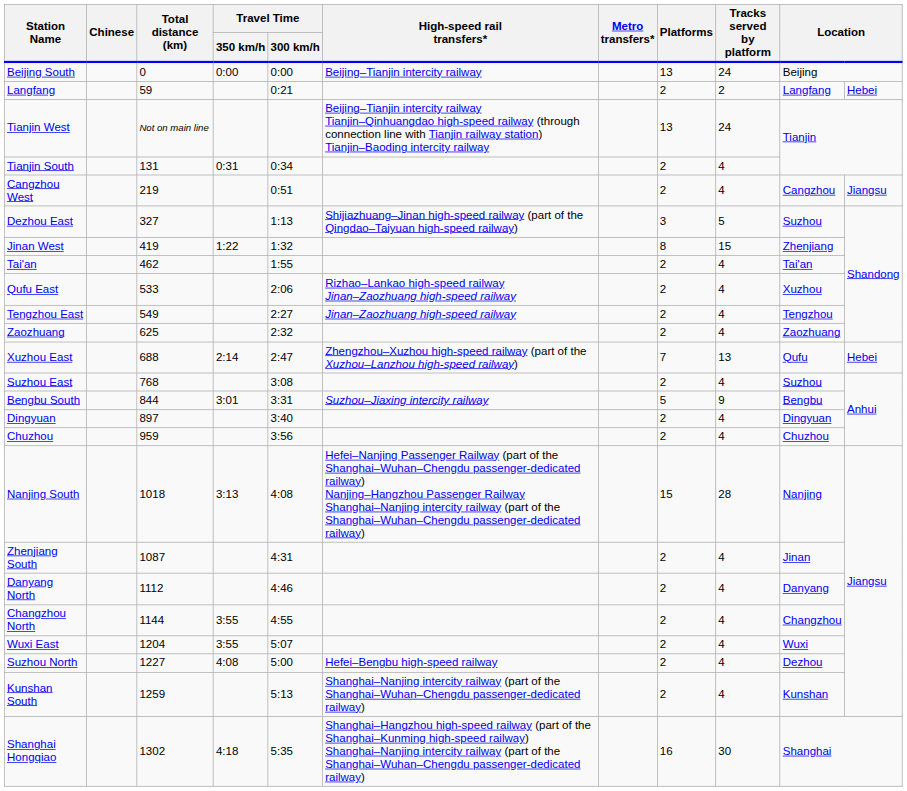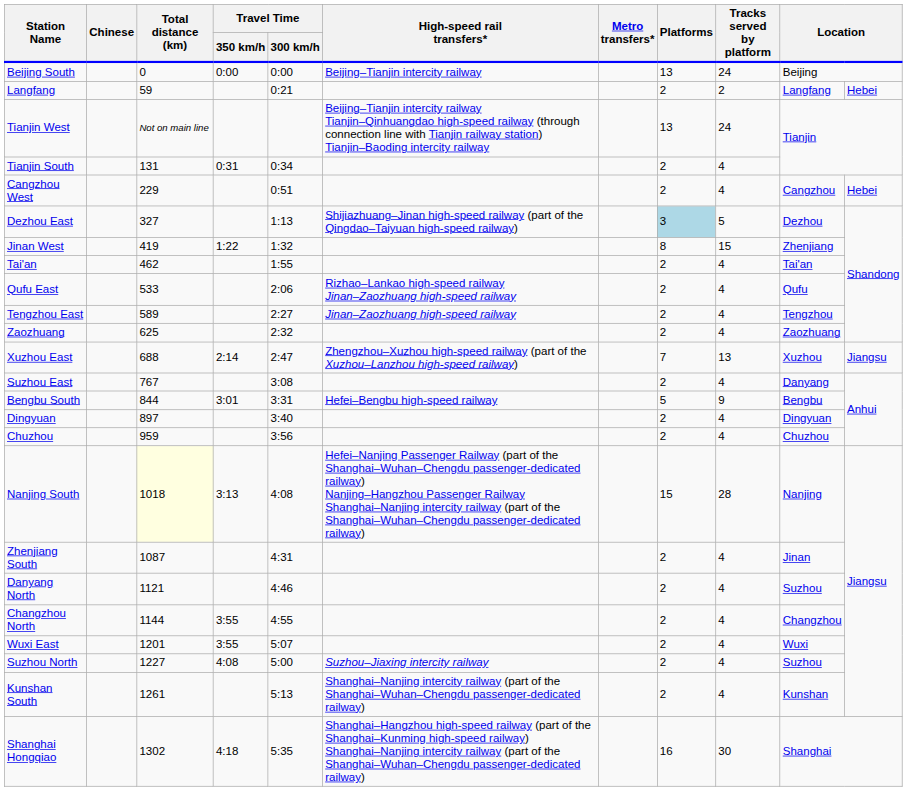(149, 190) 219 -> (149, 190) 229
(867, 190) Jiangsu -> (862, 190) Hebei
(663, 221) no background -> (663, 221) lightblue background
(802, 221) Suzhou -> (803, 221) Dezhou
(802, 289) Xuzhou -> (795, 289) Qufu
(149, 314) 549 -> (149, 314) 589
(795, 357) Qufu -> (802, 357) Xuzhou
(862, 357) Hebei -> (867, 357) Jiangsu
(149, 382) 768 -> (149, 382) 767
(802, 382) Suzhou -> (806, 382) Danyang
(407, 400) Suzhou–Jiaxing intercity railway -> (411, 400) Hefei–Bengbu high-speed railway
(152, 494) no background -> (152, 494) lightyellow background
(151, 589) 1112 -> (152, 589) 1121
(806, 589) Danyang -> (802, 589) Suzhou
(152, 644) 1204 -> (152, 644) 1201
(411, 663) Hefei–Bengbu high-speed railway -> (407, 663) Suzhou–Jiaxing intercity railway
(803, 663) Dezhou -> (802, 663) Suzhou
(152, 694) 1259 -> (152, 694) 1261
